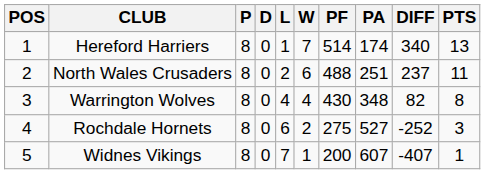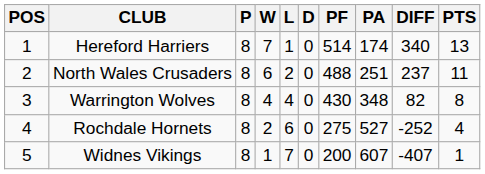columns swapped: (307, 18) <-> (266, 18)
(459, 127) 3 -> (459, 127) 4
